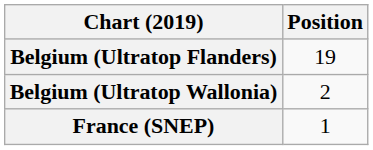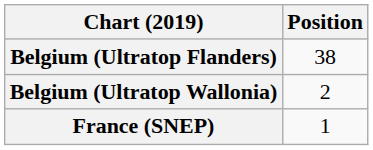(325, 56) 19 -> (325, 56) 38
